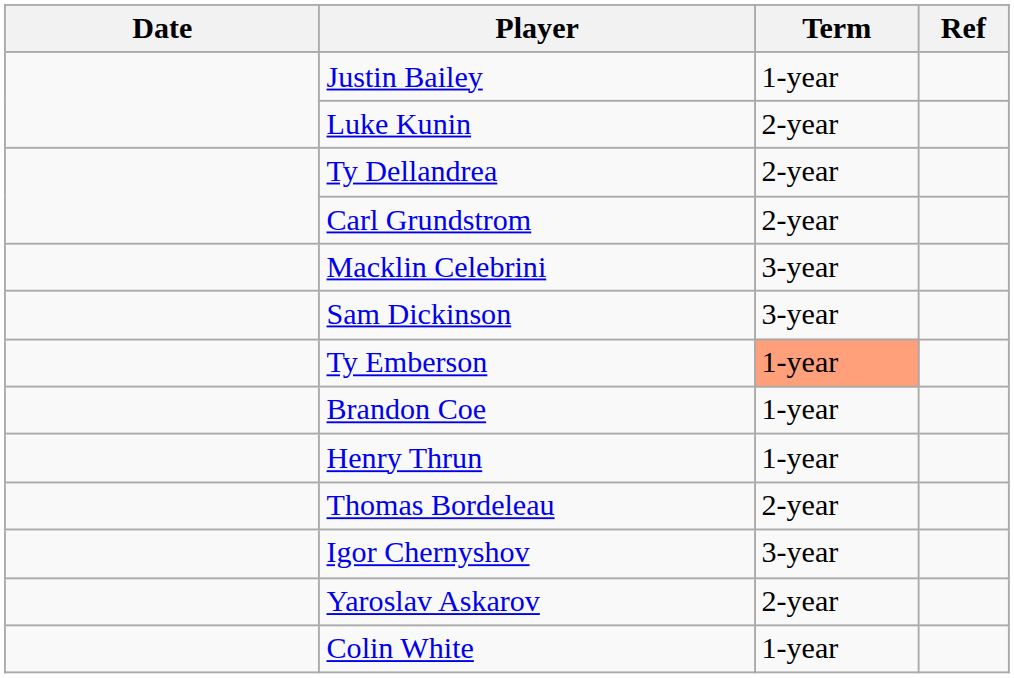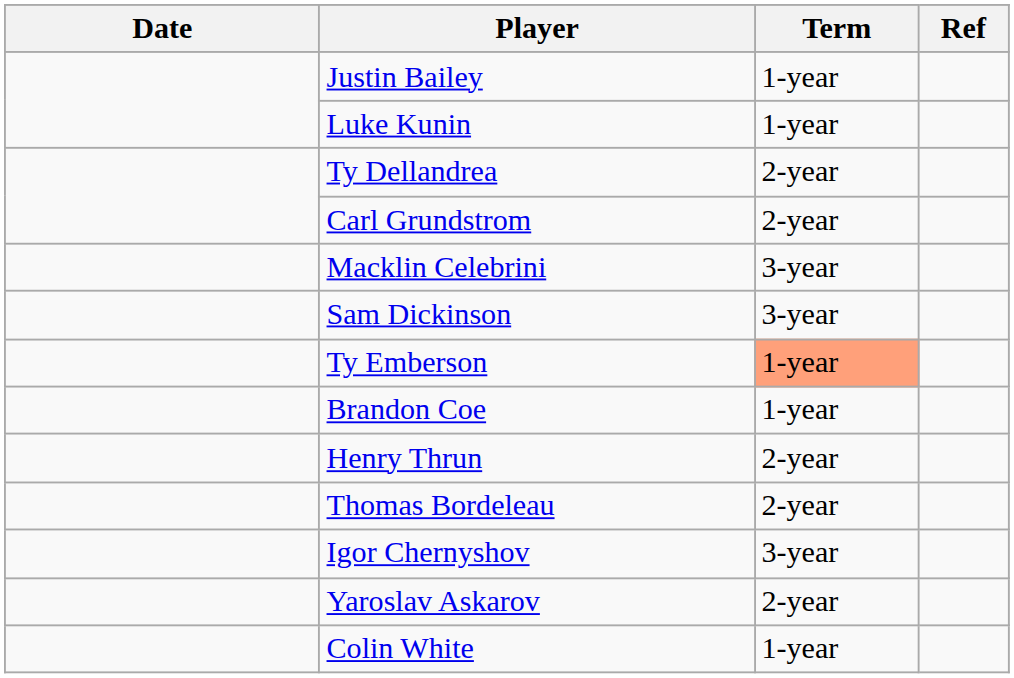(800, 123) 2-year -> (800, 123) 1-year
(800, 457) 1-year -> (800, 457) 2-year
